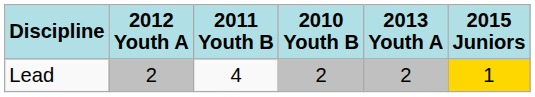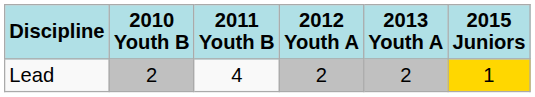columns swapped: (321, 31) <-> (151, 31)
